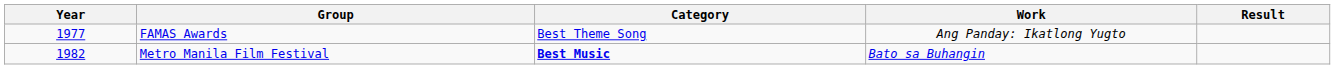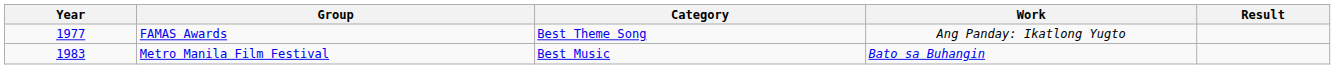(71, 54) 1982 -> (71, 54) 1983
(574, 54) bold -> (574, 54) normal
